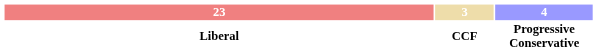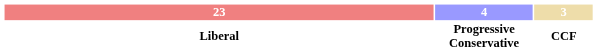columns swapped: (544, 12) <-> (465, 12)
